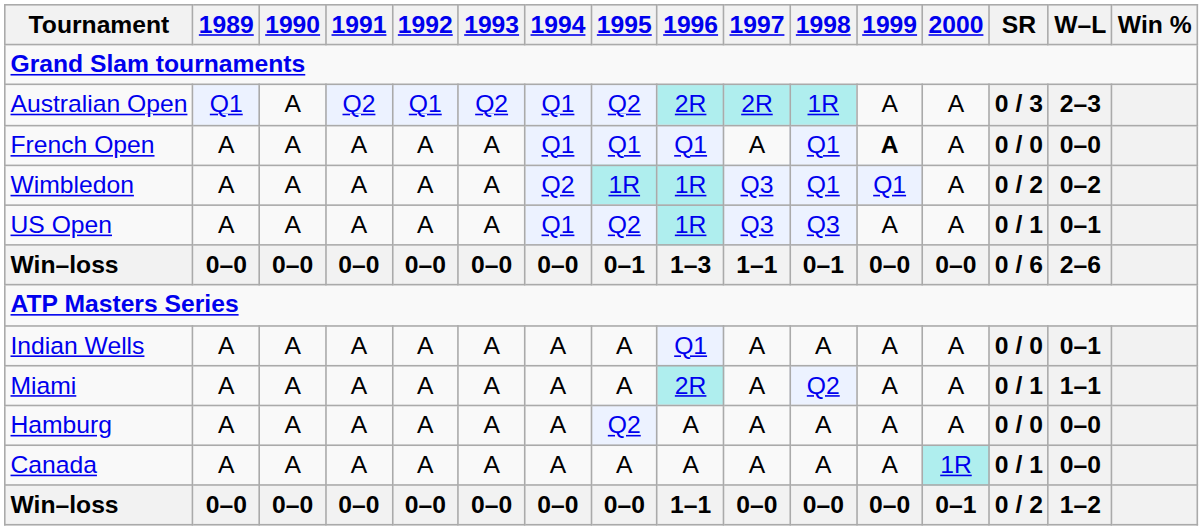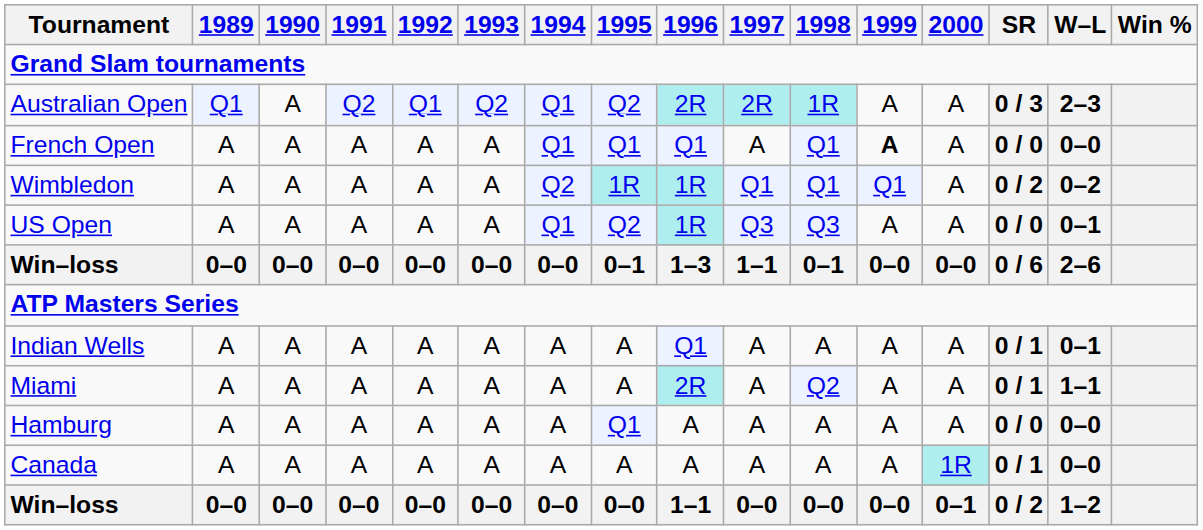(757, 184) Q3 -> (757, 184) Q1
(1019, 224) 0 / 1 -> (1019, 224) 0 / 0
(1019, 344) 0 / 0 -> (1019, 344) 0 / 1
(624, 424) Q2 -> (624, 424) Q1
